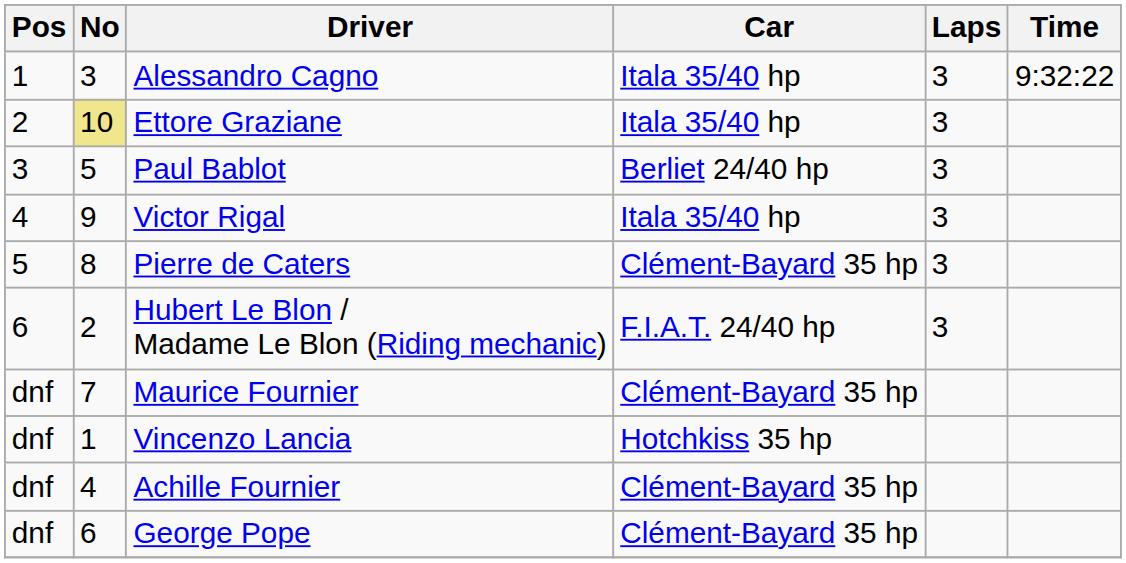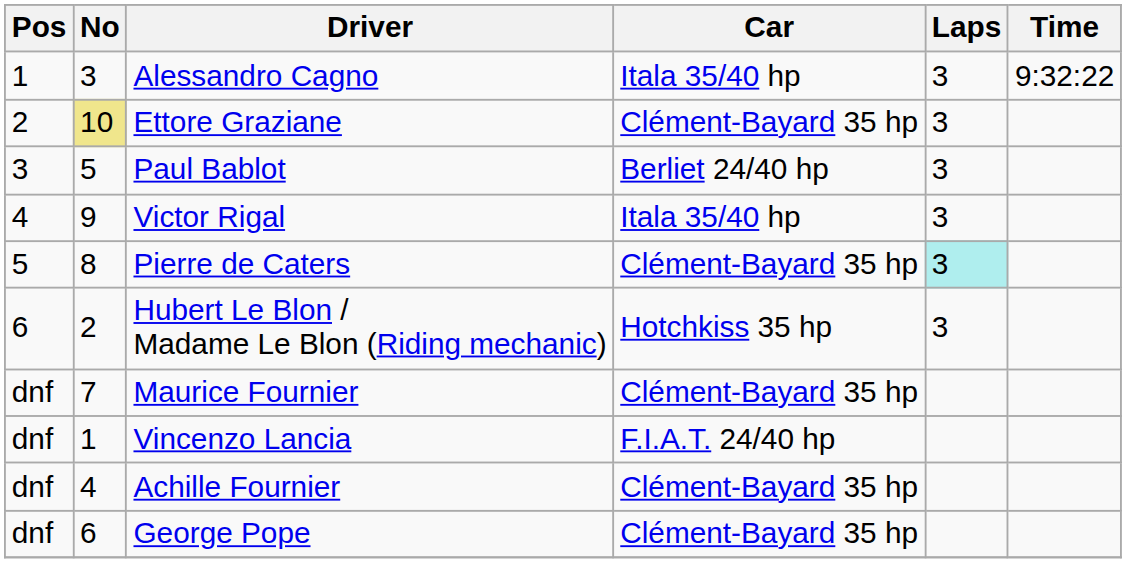(710, 122) Itala 35/40 hp -> (769, 122) Clément-Bayard 35 hp
(940, 264) no background -> (940, 264) paleturquoise background
(728, 328) F.I.A.T. 24/40 hp -> (726, 328) Hotchkiss 35 hp
(726, 439) Hotchkiss 35 hp -> (728, 439) F.I.A.T. 24/40 hp
